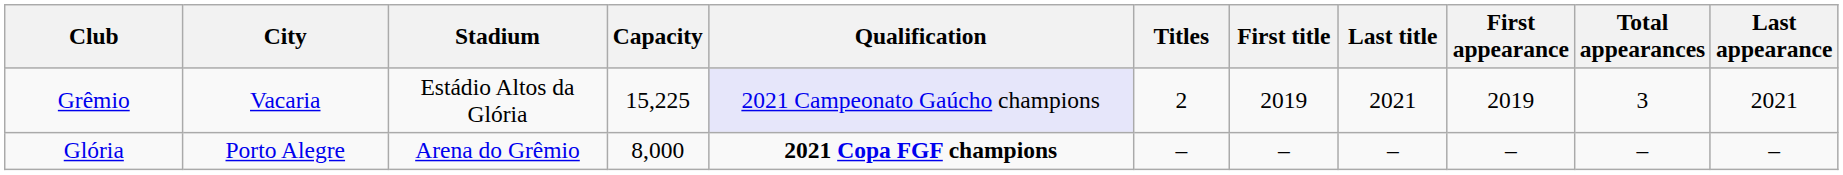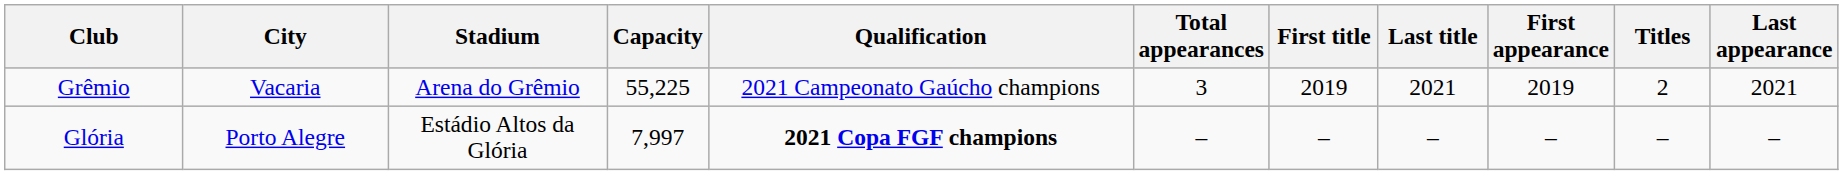columns swapped: (1181, 36) <-> (1643, 36)
(497, 100) Estádio Altos da Glória -> (497, 86) Arena do Grêmio
(658, 100) 15,225 -> (658, 86) 55,225
(921, 100) lavender background -> (921, 86) no background
(497, 150) Arena do Grêmio -> (497, 137) Estádio Altos da Glória
(658, 150) 8,000 -> (658, 137) 7,997
